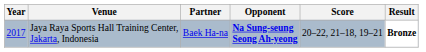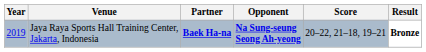(16, 34) 2017 -> (16, 34) 2019
(205, 34) normal -> (207, 34) bold
